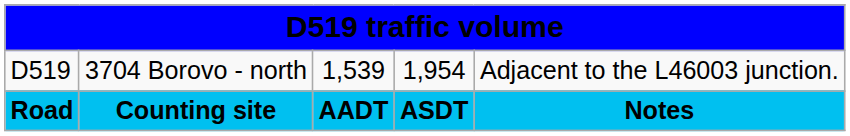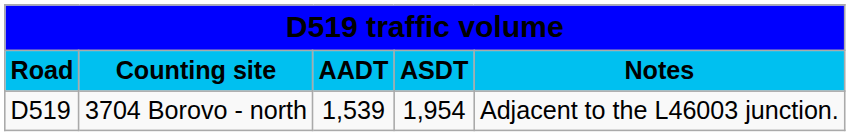rows swapped: (42, 110) <-> (41, 70)
